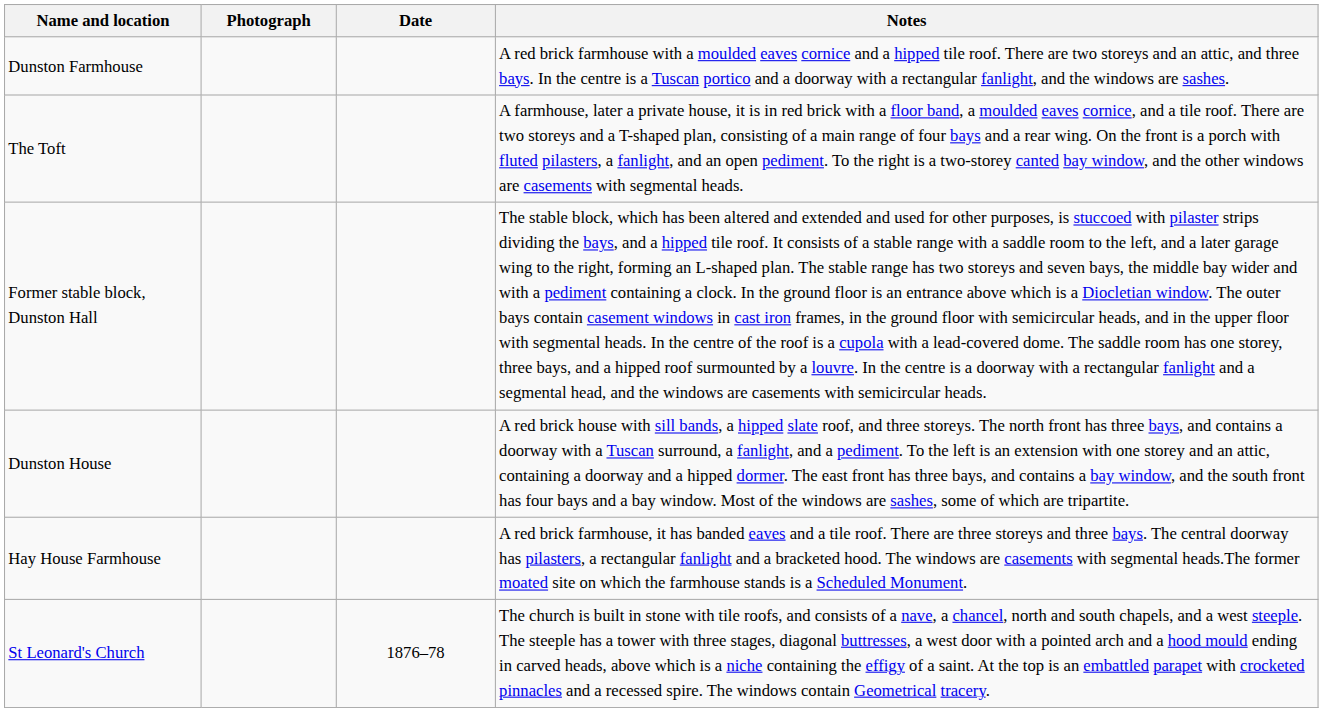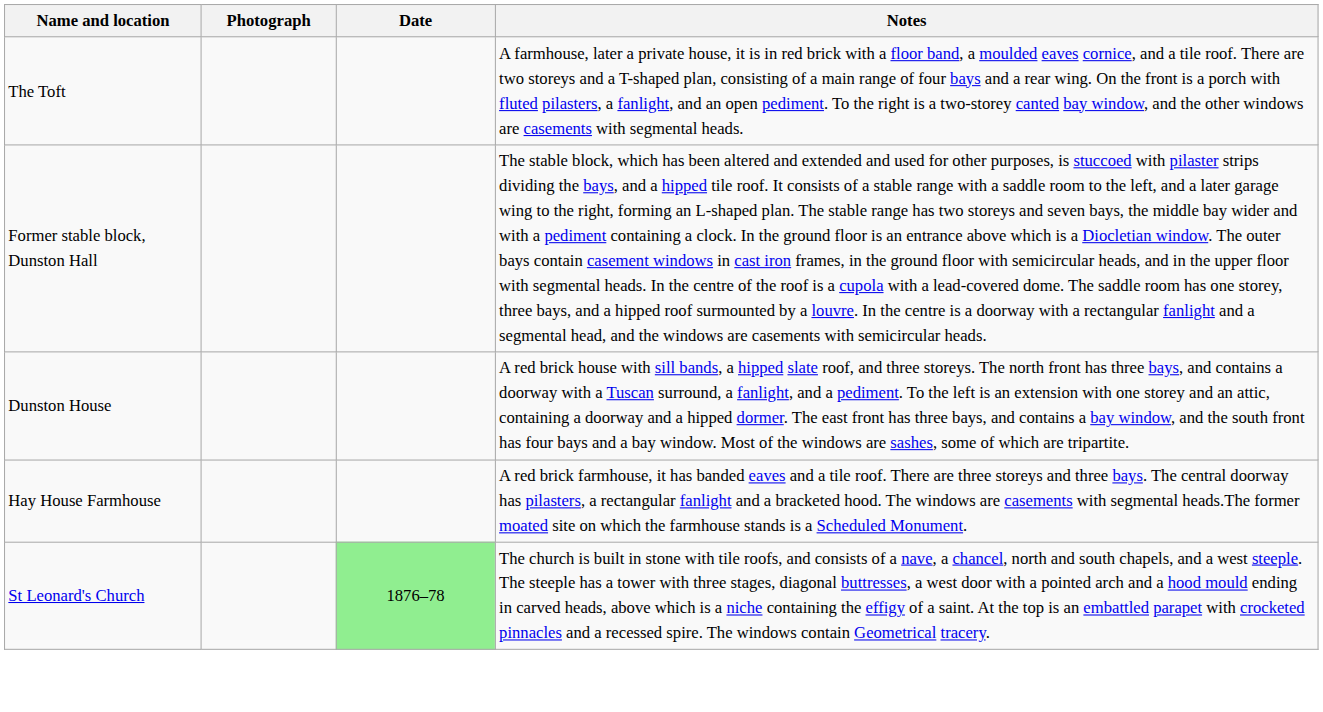- row: (76, 65)
(416, 653) no background -> (416, 595) lightgreen background
